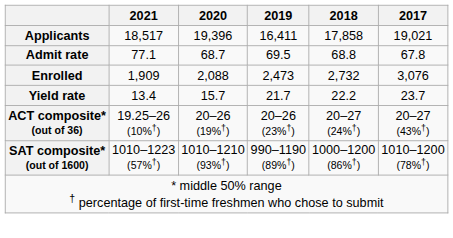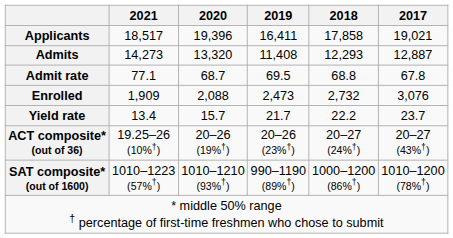+ row: (57, 55)
